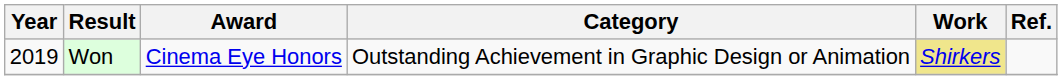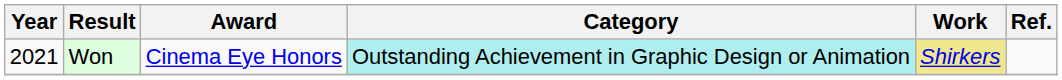(34, 56) 2019 -> (34, 56) 2021
(631, 56) no background -> (631, 56) paleturquoise background
